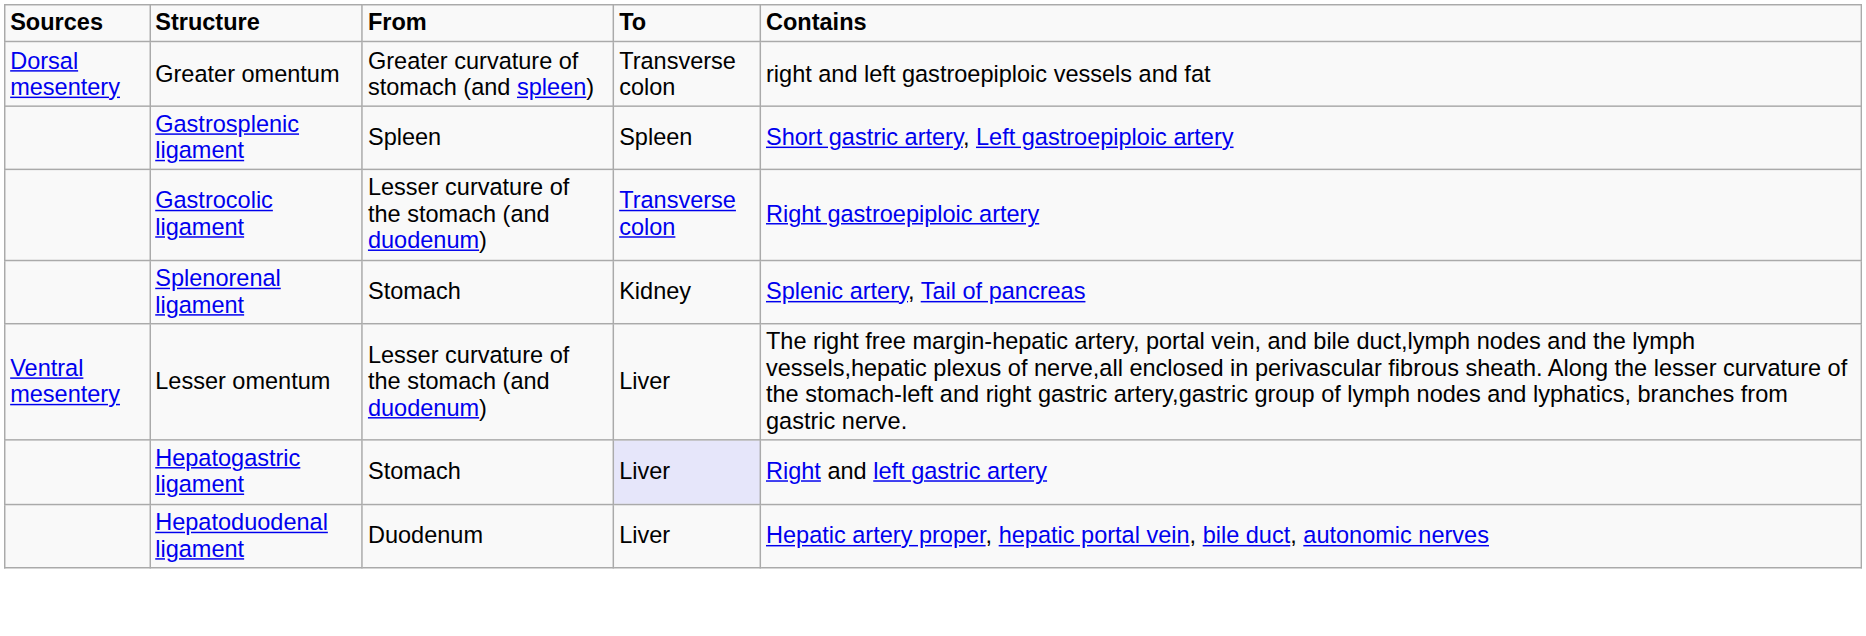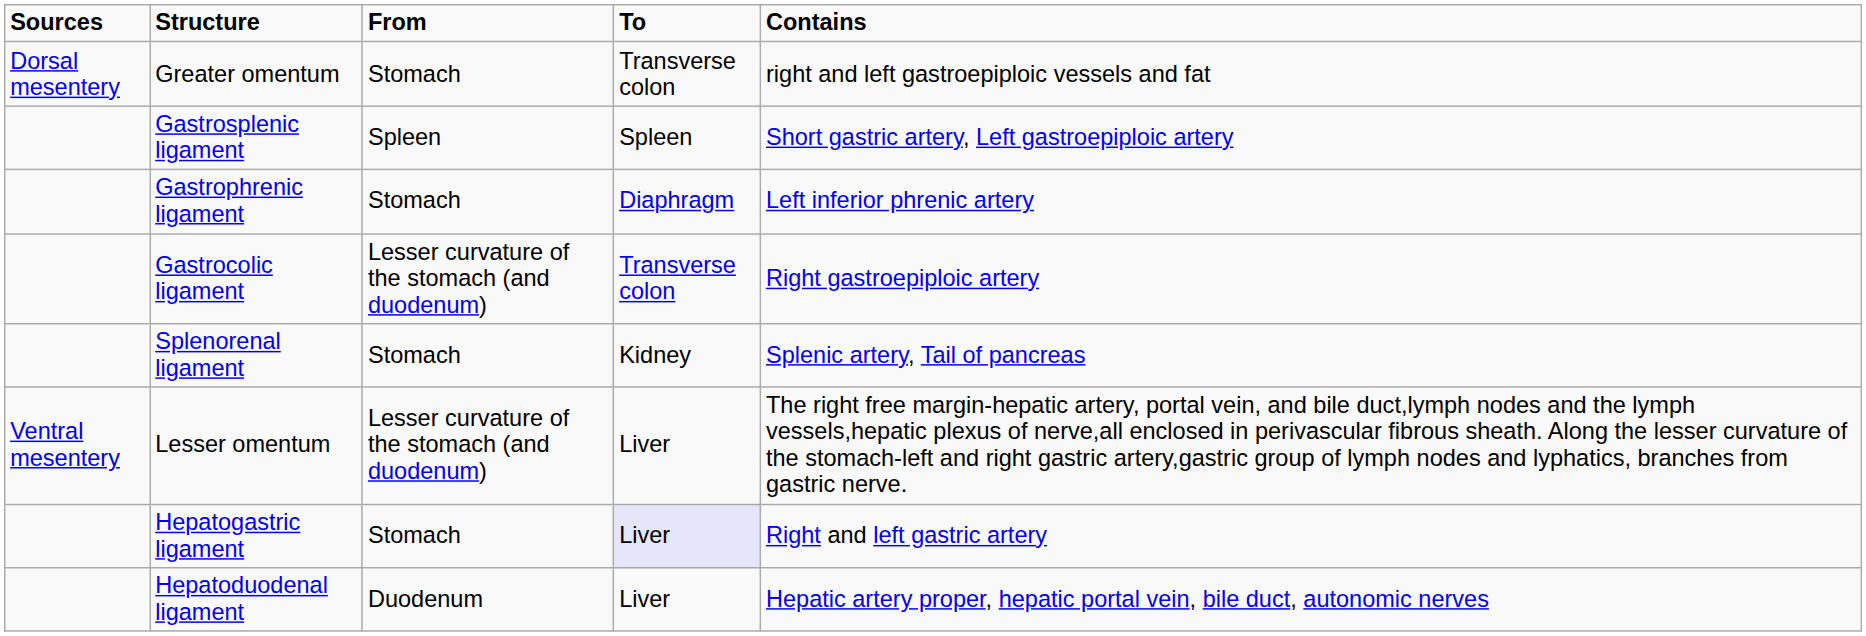(481, 73) Greater curvature of stomach (and spleen) -> (414, 73) Stomach
+ row: (229, 201)
